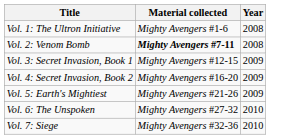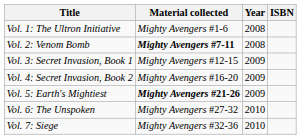+ column: (282, 12)
(188, 93) normal -> (189, 93) bold
